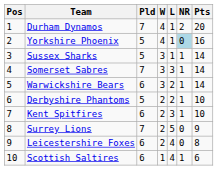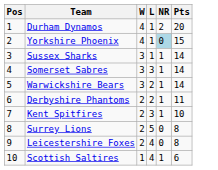- column: (147, 12)
(200, 41) 16 -> (179, 41) 15
(200, 99) 10 -> (179, 99) 11
(197, 129) 9 -> (176, 129) 8
